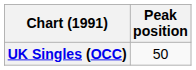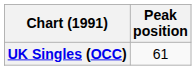(160, 53) 50 -> (160, 53) 61
